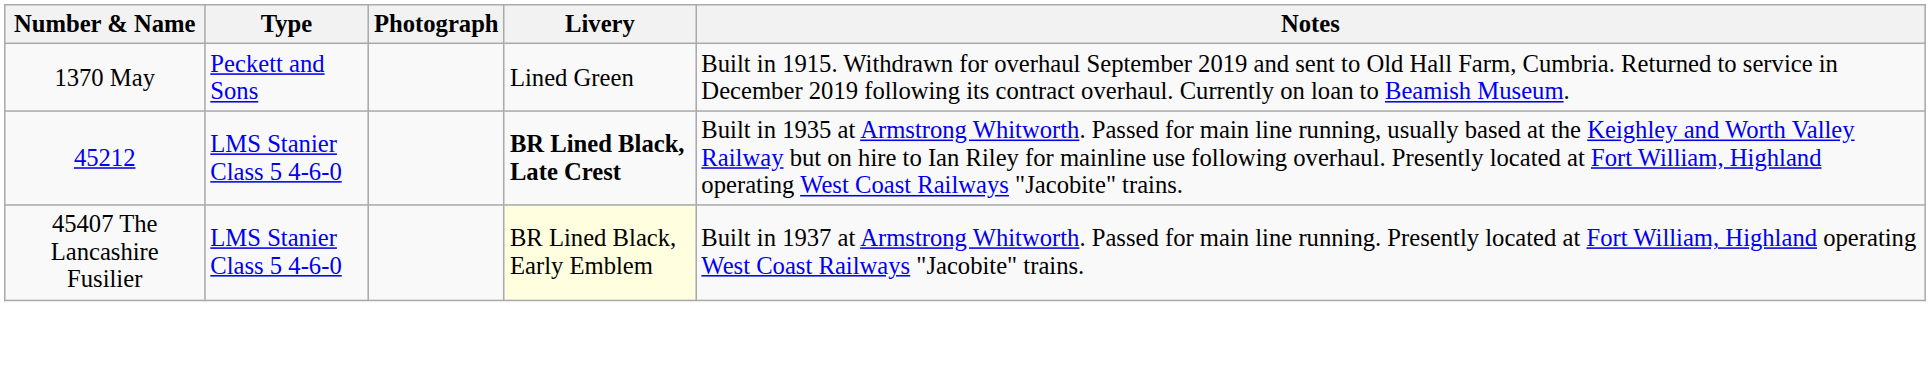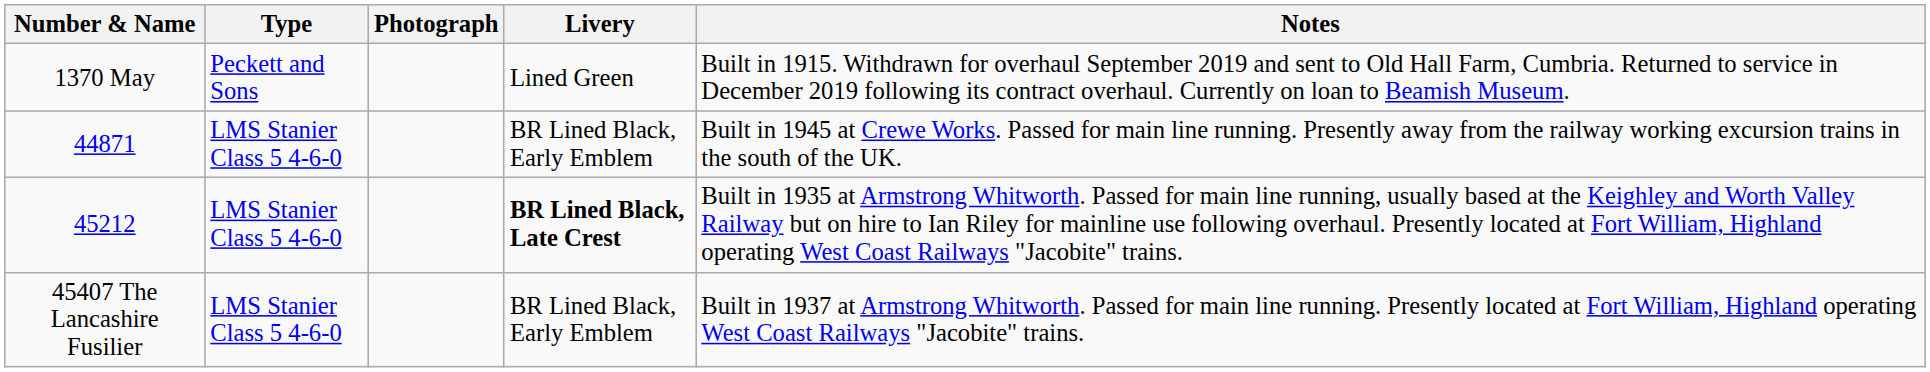+ row: (105, 143)
(593, 252) lightyellow background -> (593, 318) no background
